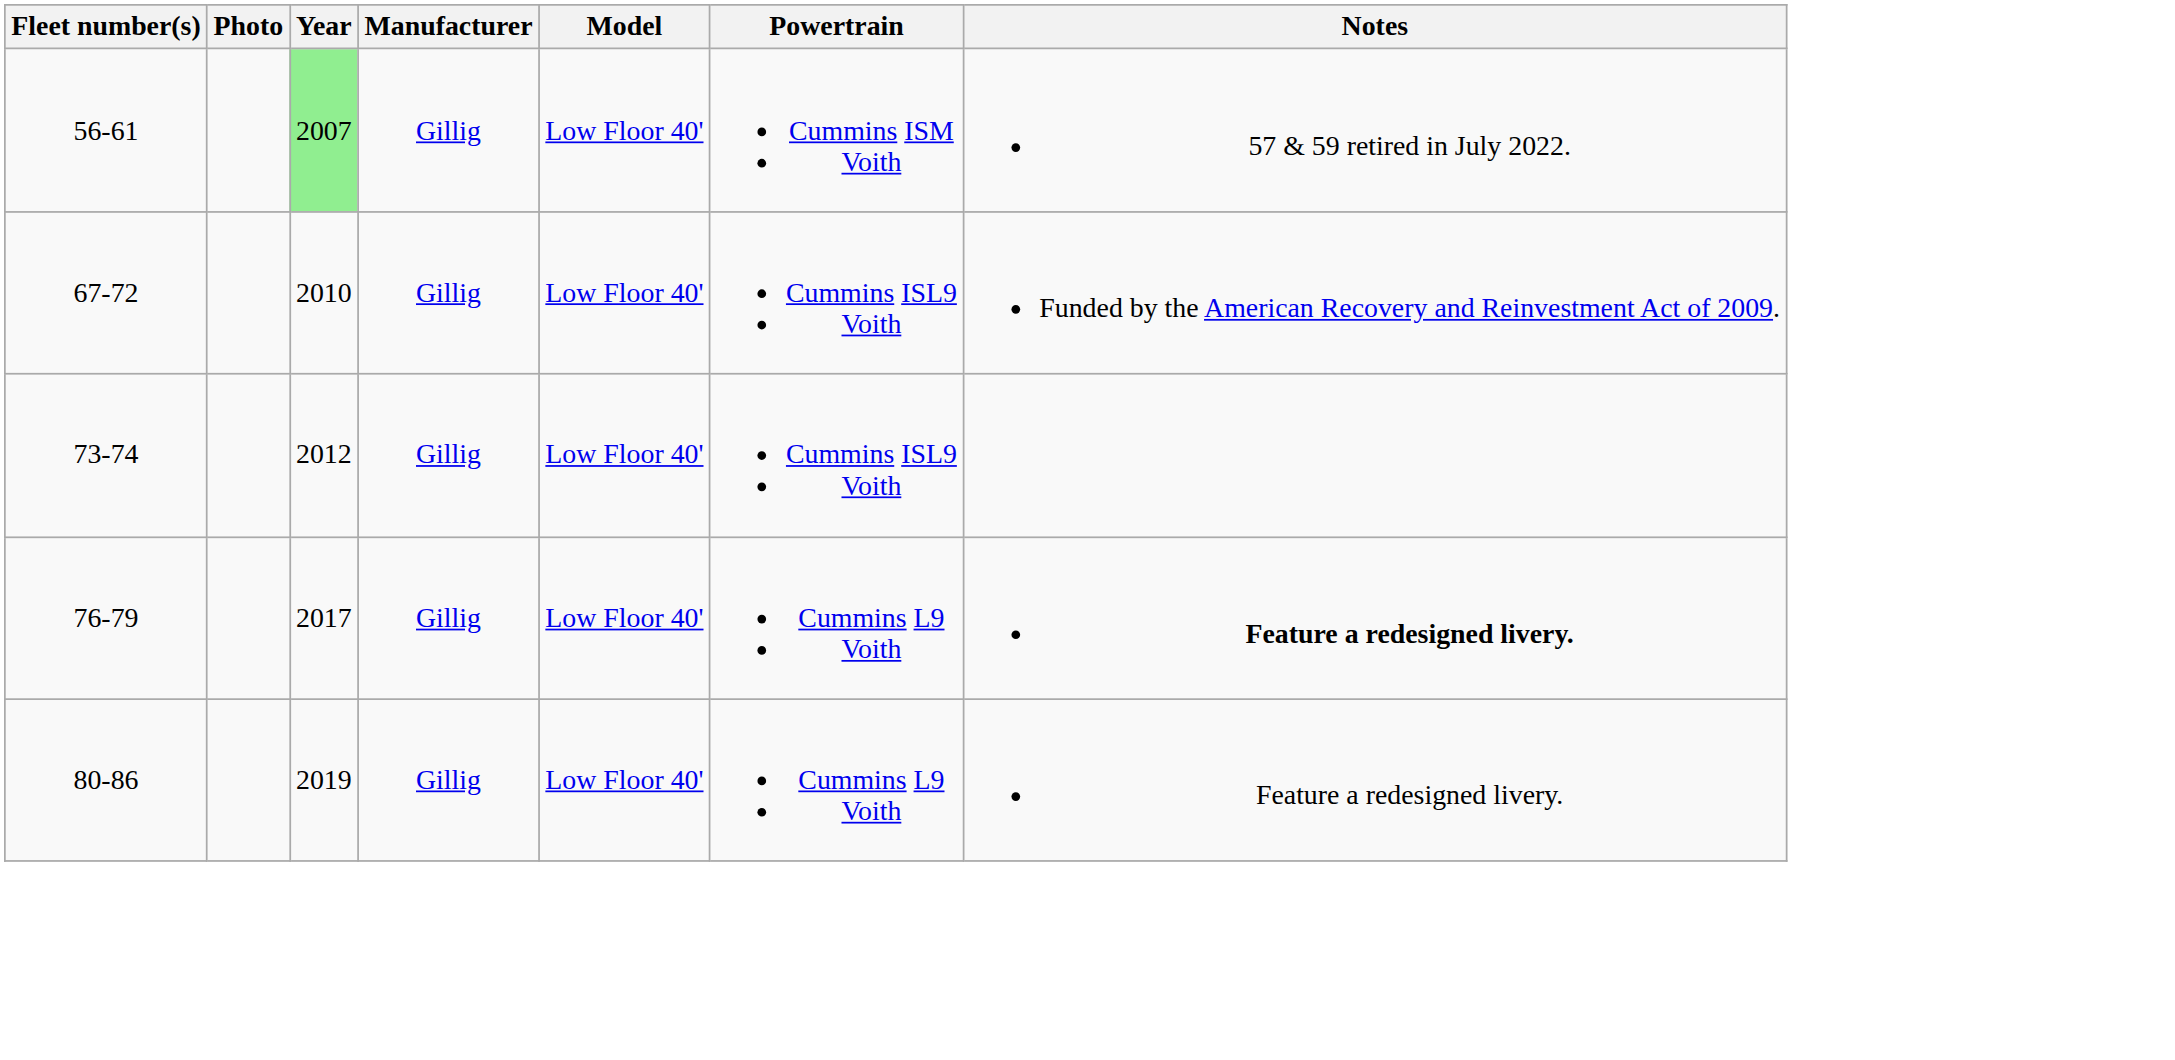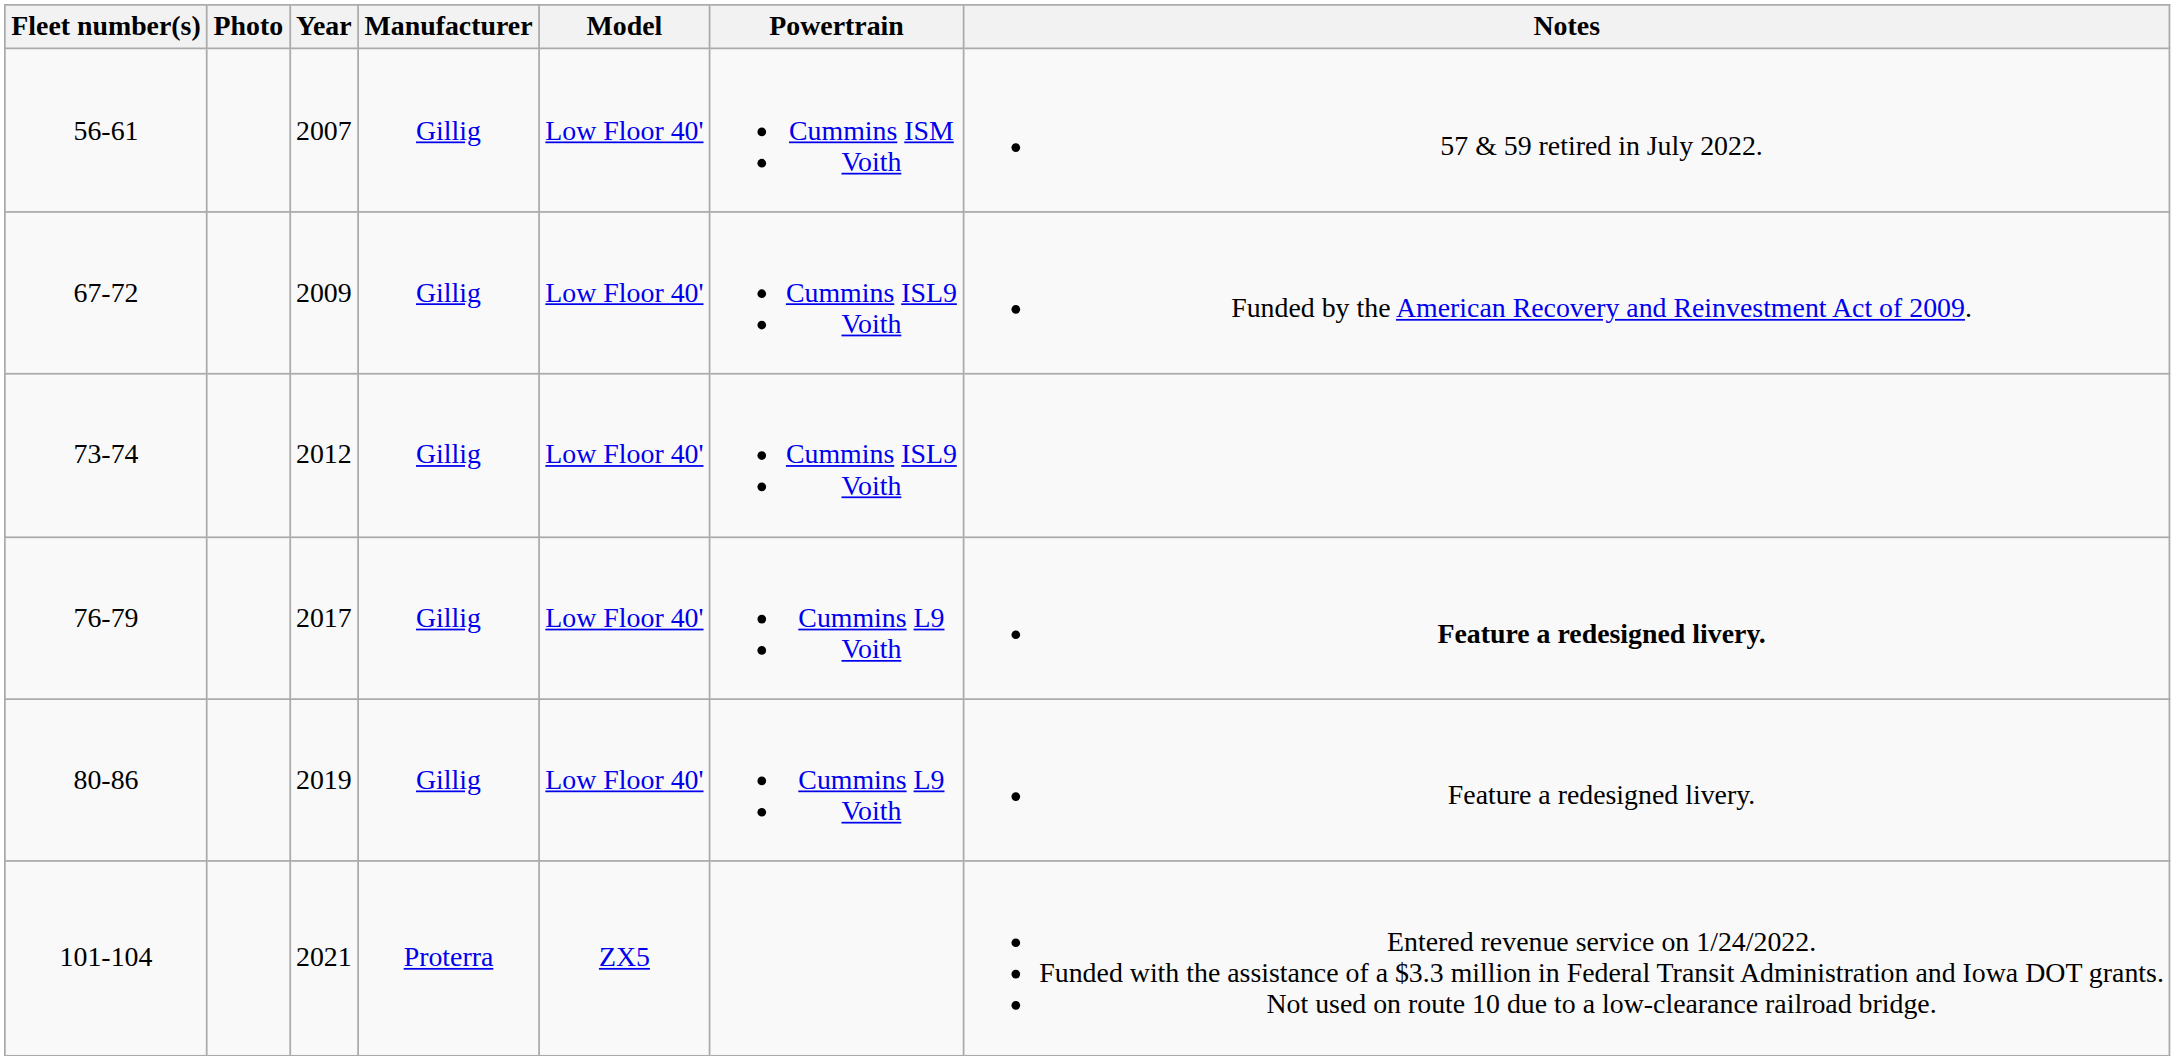(324, 129) lightgreen background -> (324, 129) no background
(324, 292) 2010 -> (324, 292) 2009
+ row: (106, 957)
